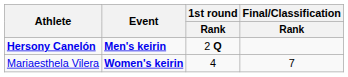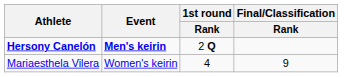(144, 64) bold -> (141, 64) normal
(292, 64) 7 -> (286, 64) 9
